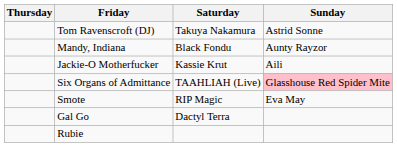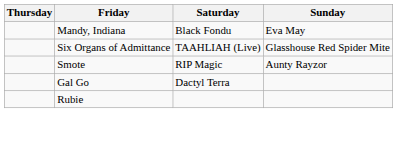- row: (106, 30)
(296, 47) Aunty Rayzor -> (285, 30) Eva May
- row: (108, 64)
(328, 82) pink background -> (328, 47) no background
(285, 99) Eva May -> (296, 64) Aunty Rayzor
